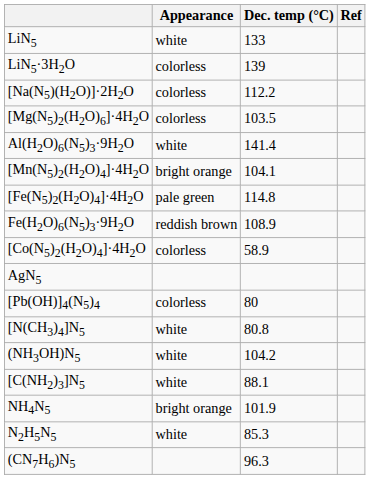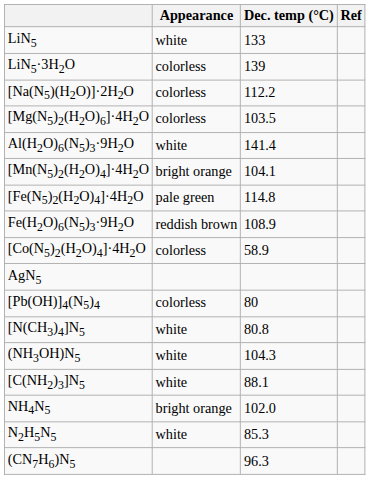(260, 355) 104.2 -> (260, 355) 104.3
(260, 408) 101.9 -> (260, 408) 102.0
